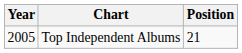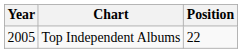(194, 37) 21 -> (194, 37) 22
